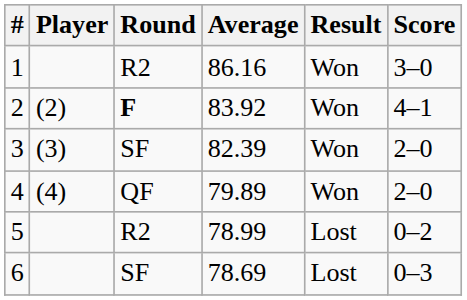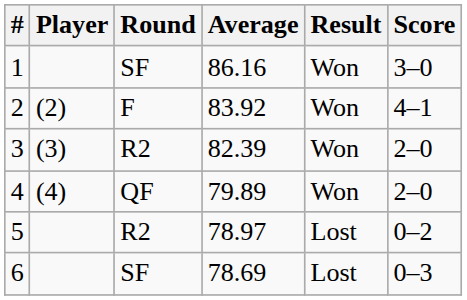(136, 66) R2 -> (135, 66) SF
(128, 107) bold -> (128, 107) normal
(135, 149) SF -> (136, 149) R2
(237, 231) 78.99 -> (237, 231) 78.97
